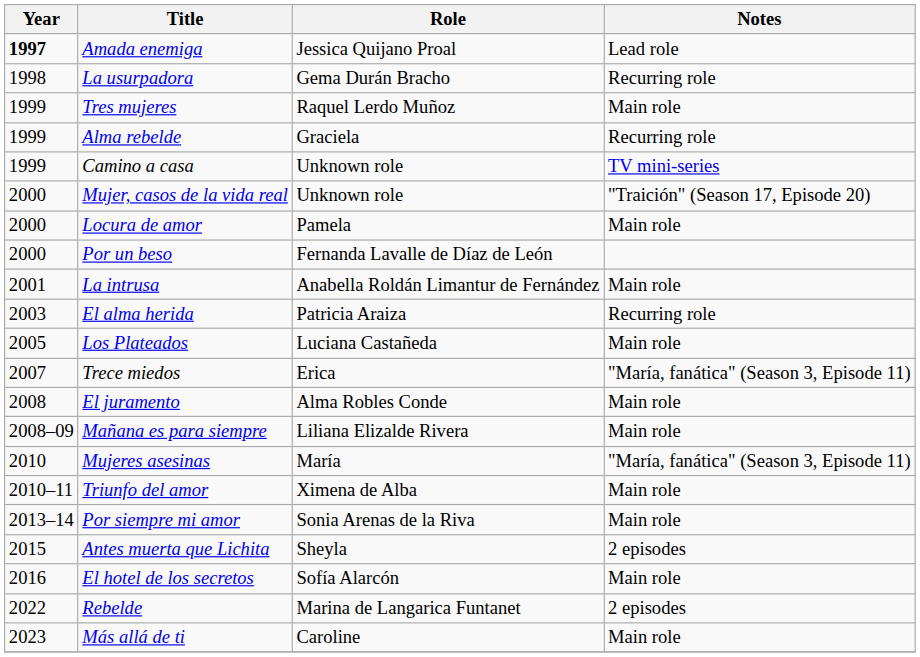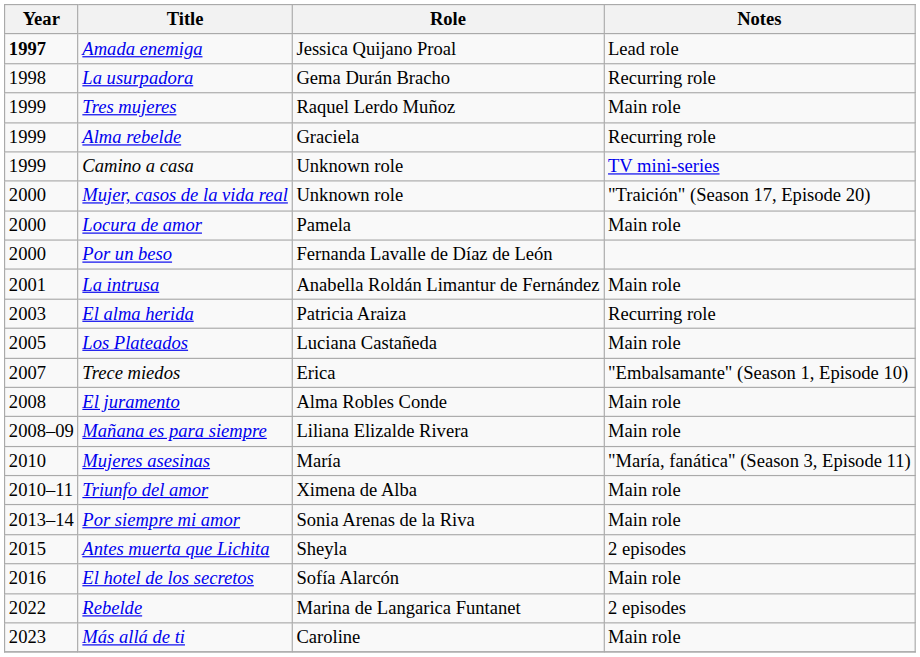(759, 372) "María, fanática" (Season 3, Episode 11) -> (758, 372) "Embalsamante" (Season 1, Episode 10)
